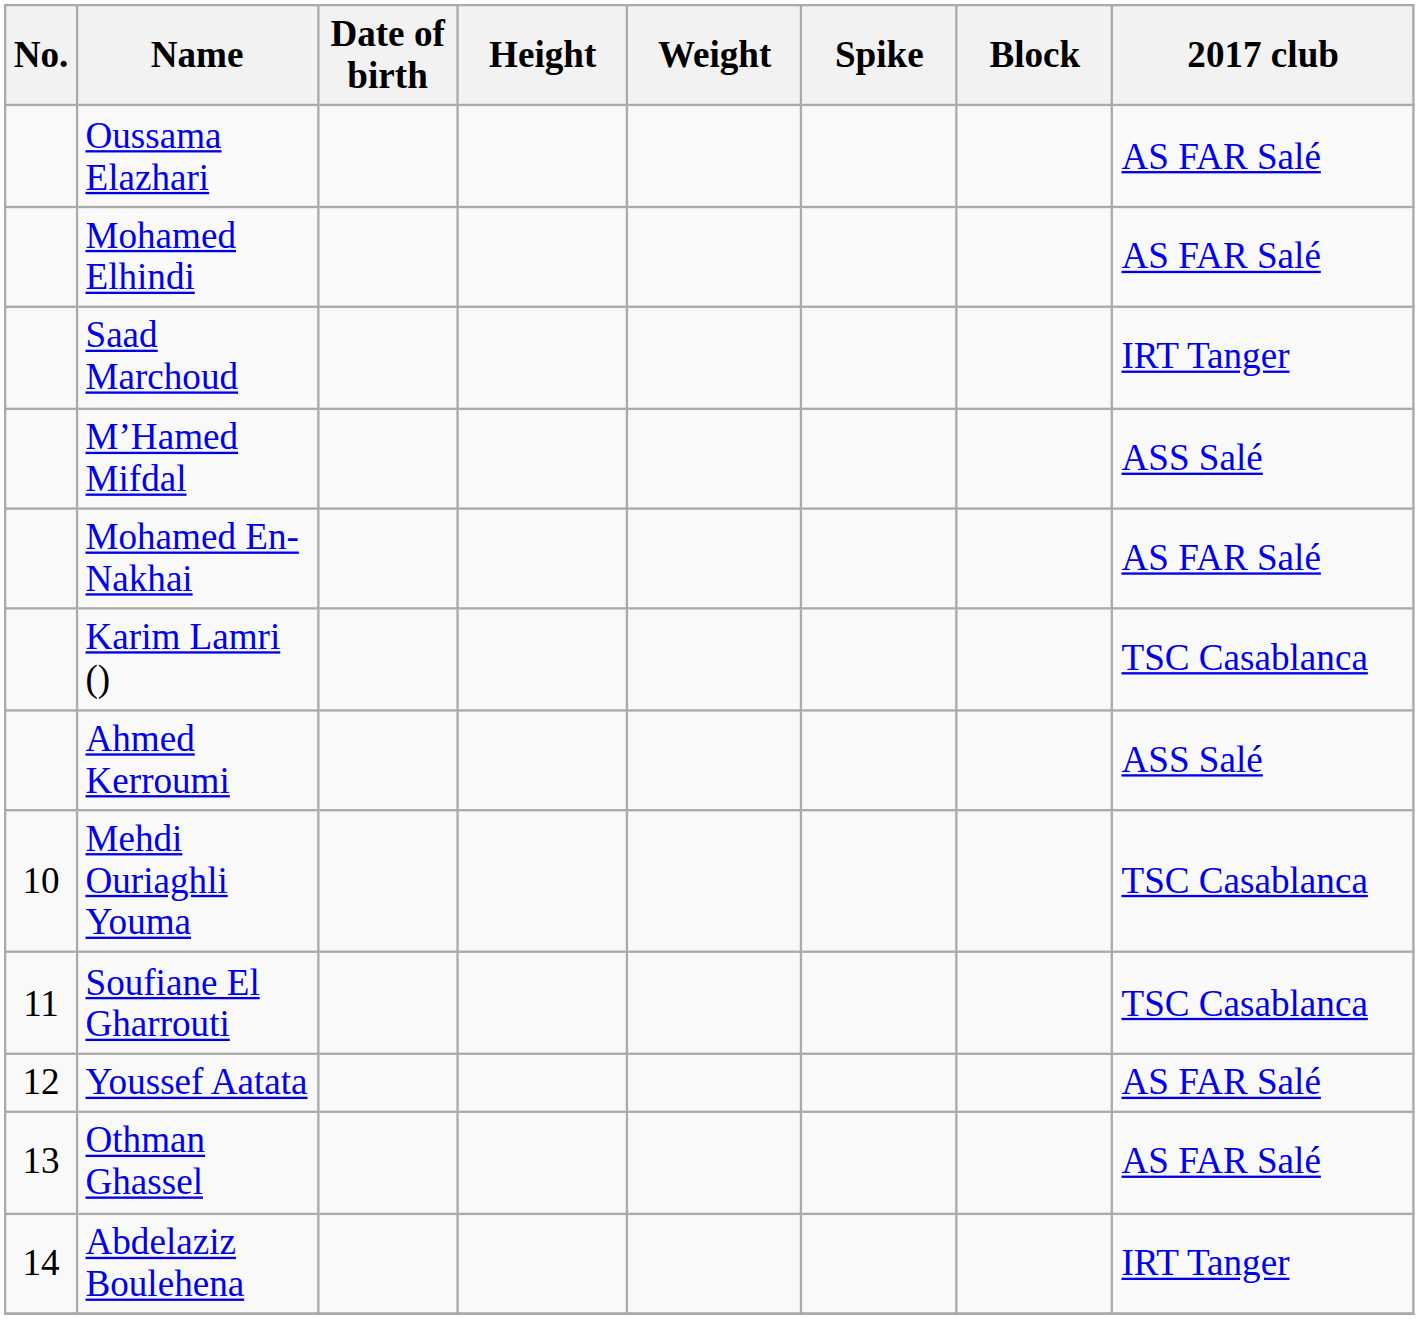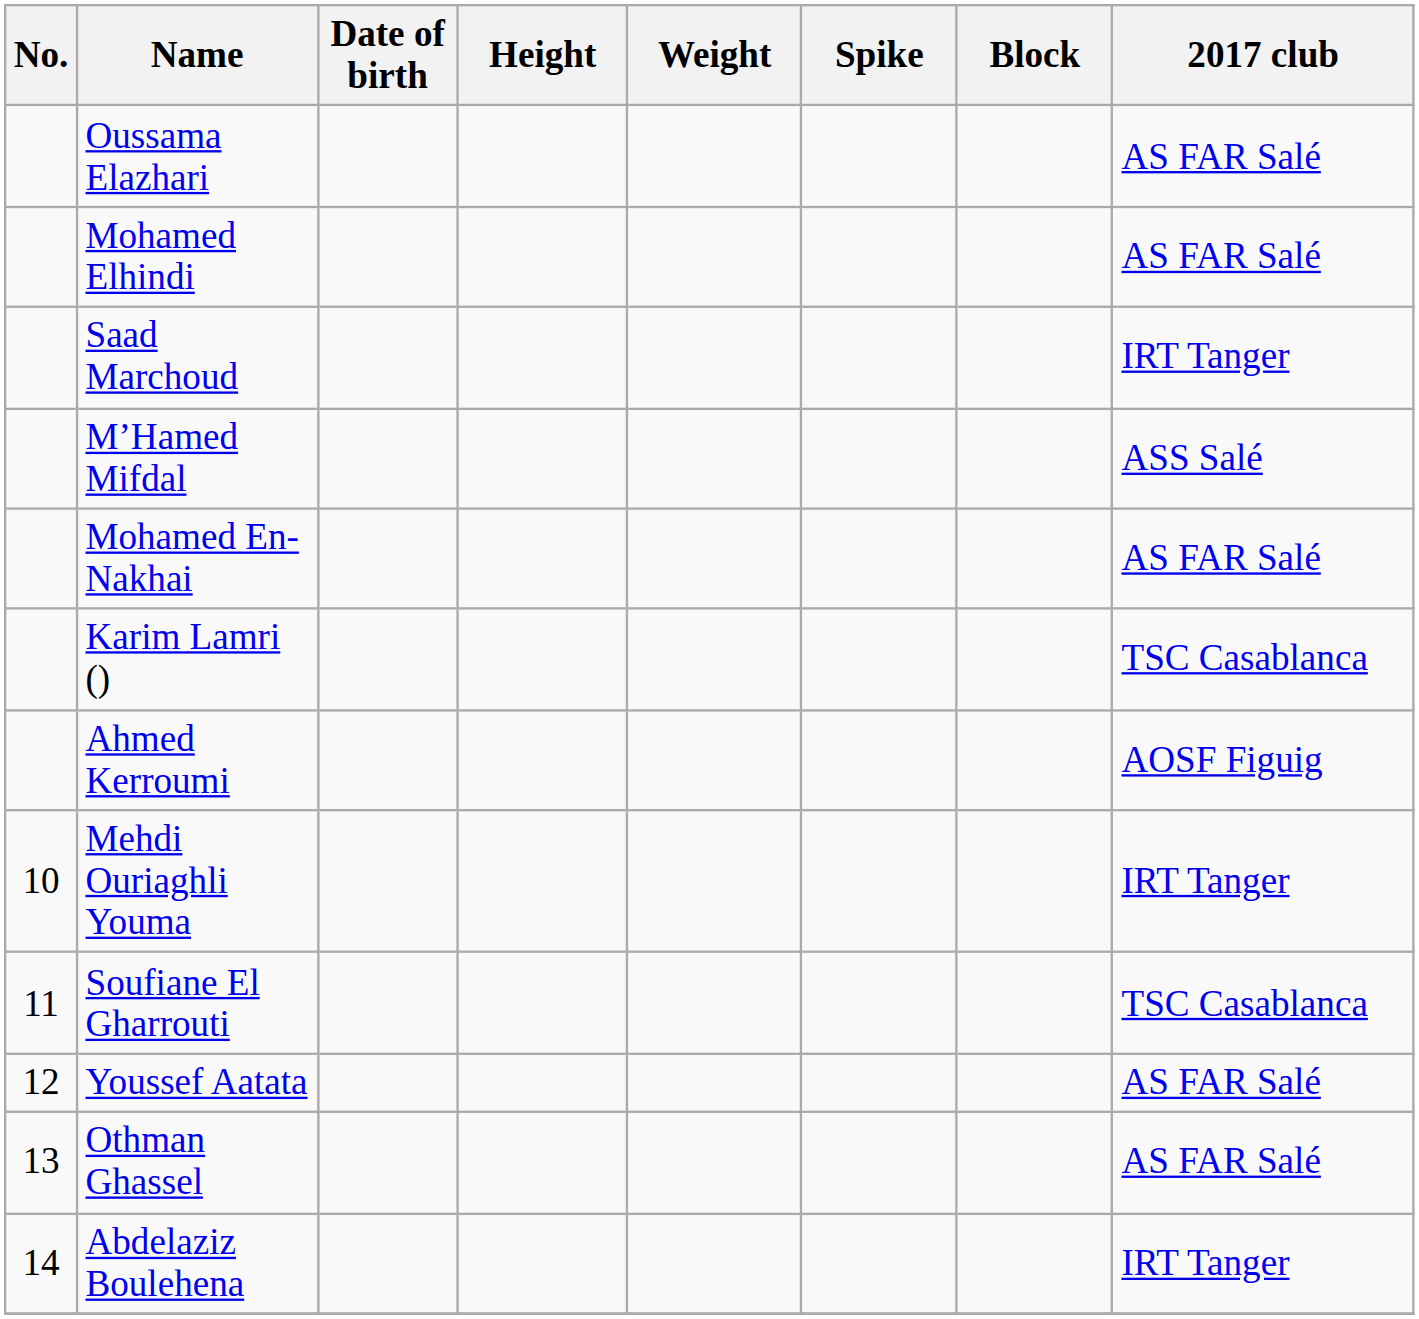(1192, 759) ASS Salé -> (1222, 759) AOSF Figuig
(1245, 880) TSC Casablanca -> (1205, 880) IRT Tanger
